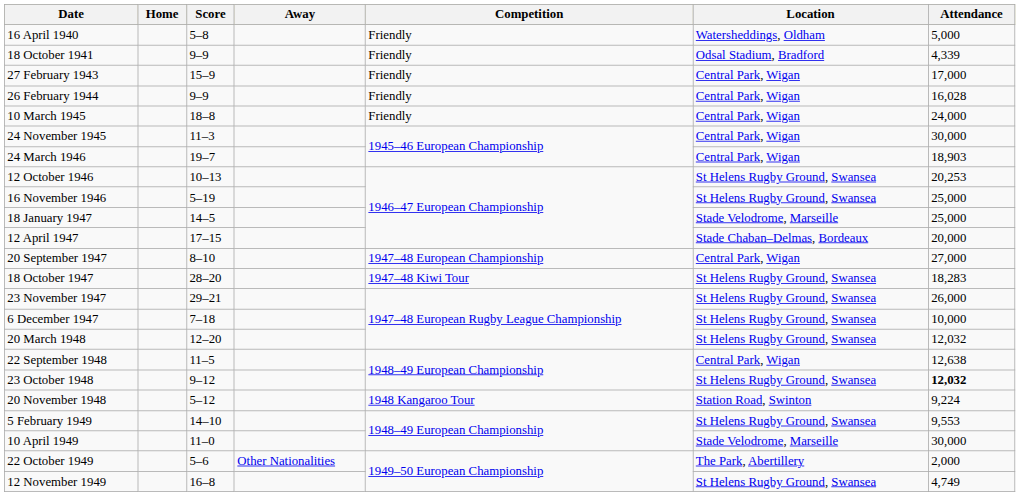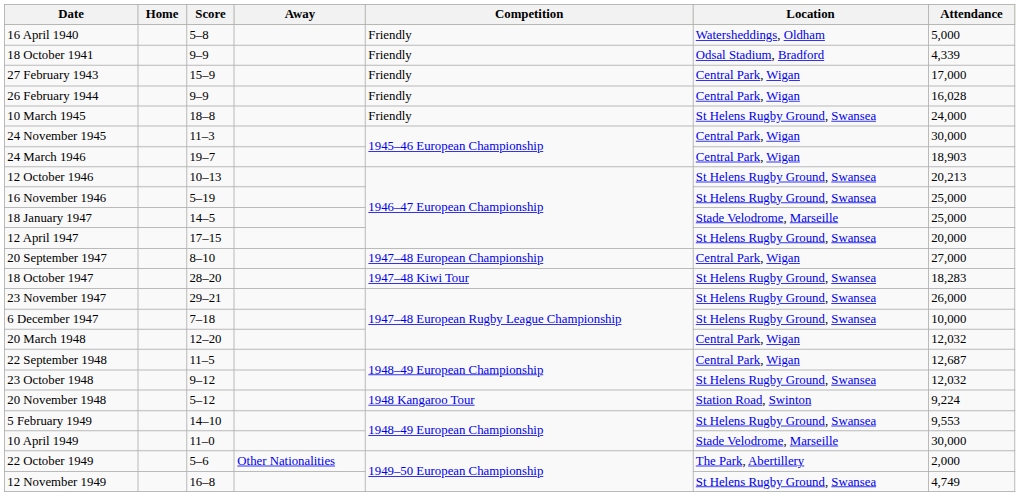(748, 116) Central Park, Wigan -> (786, 116) St Helens Rugby Ground, Swansea
(949, 177) 20,253 -> (949, 177) 20,213
(782, 237) Stade Chaban–Delmas, Bordeaux -> (786, 237) St Helens Rugby Ground, Swansea
(786, 339) St Helens Rugby Ground, Swansea -> (748, 339) Central Park, Wigan
(949, 359) 12,638 -> (949, 359) 12,687
(949, 380) bold -> (949, 380) normal
